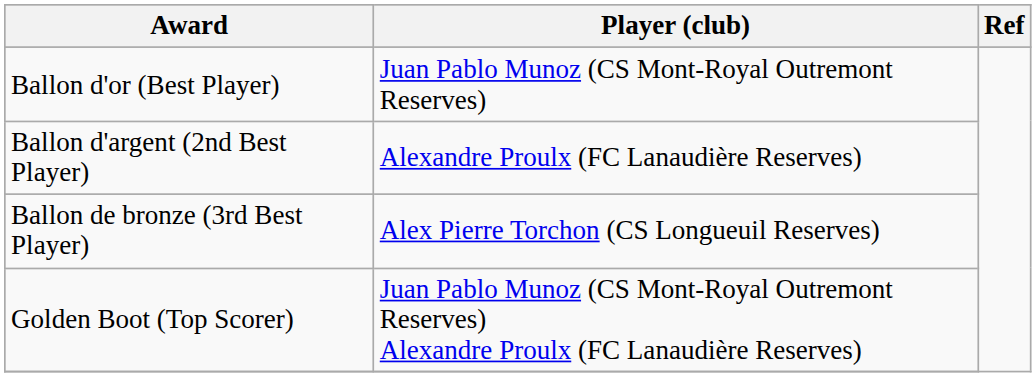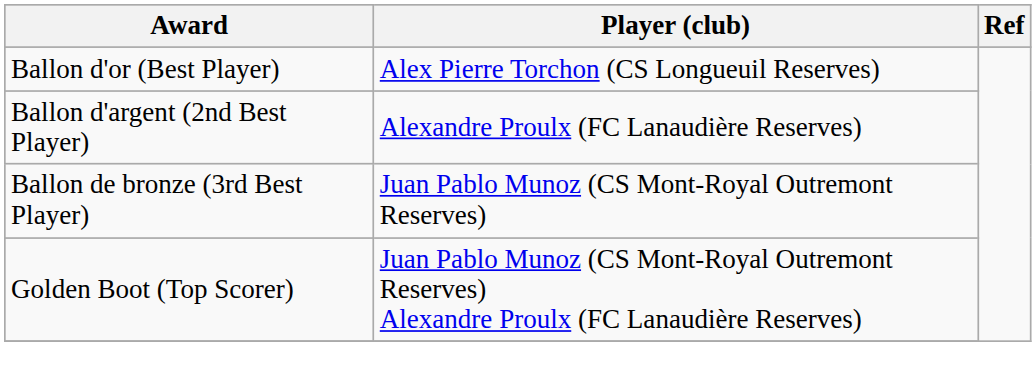(636, 84) Juan Pablo Munoz (CS Mont-Royal Outremont Reserves) -> (630, 68) Alex Pierre Torchon (CS Longueuil Reserves)
(630, 230) Alex Pierre Torchon (CS Longueuil Reserves) -> (636, 200) Juan Pablo Munoz (CS Mont-Royal Outremont Reserves)
